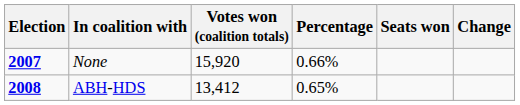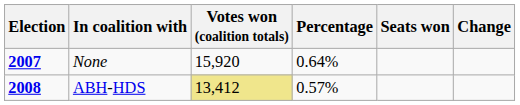(317, 61) 0.66% -> (317, 61) 0.64%
(217, 87) no background -> (217, 87) khaki background
(317, 87) 0.65% -> (317, 87) 0.57%
